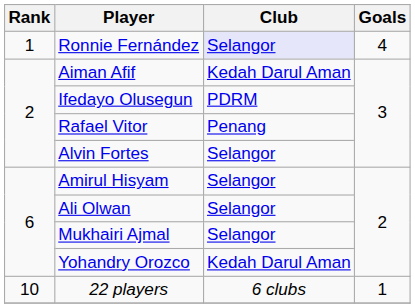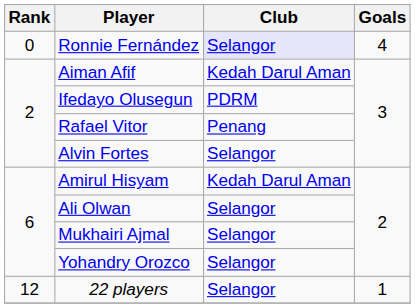(29, 45) 1 -> (29, 45) 0
(241, 180) Selangor -> (279, 180) Kedah Darul Aman
(279, 262) Kedah Darul Aman -> (241, 262) Selangor
(29, 289) 10 -> (29, 289) 12
(279, 289) 6 clubs -> (241, 289) Selangor
